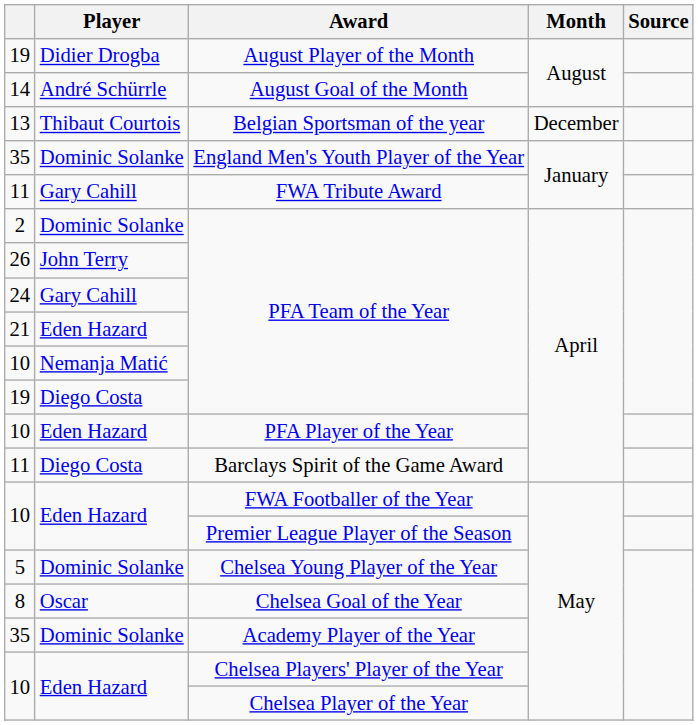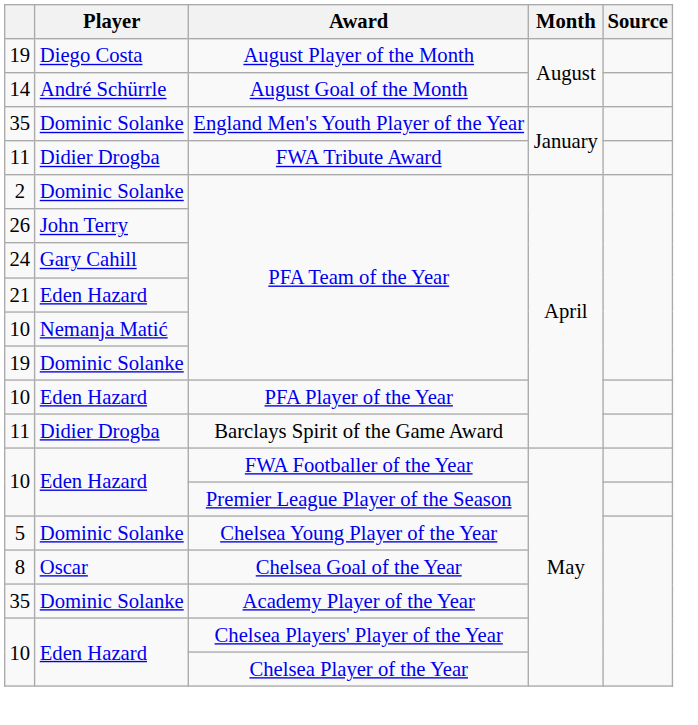(100, 55) Didier Drogba -> (91, 55) Diego Costa
- row: (20, 123)
(88, 192) Gary Cahill -> (100, 158) Didier Drogba
(91, 396) Diego Costa -> (112, 362) Dominic Solanke
(91, 464) Diego Costa -> (100, 430) Didier Drogba
